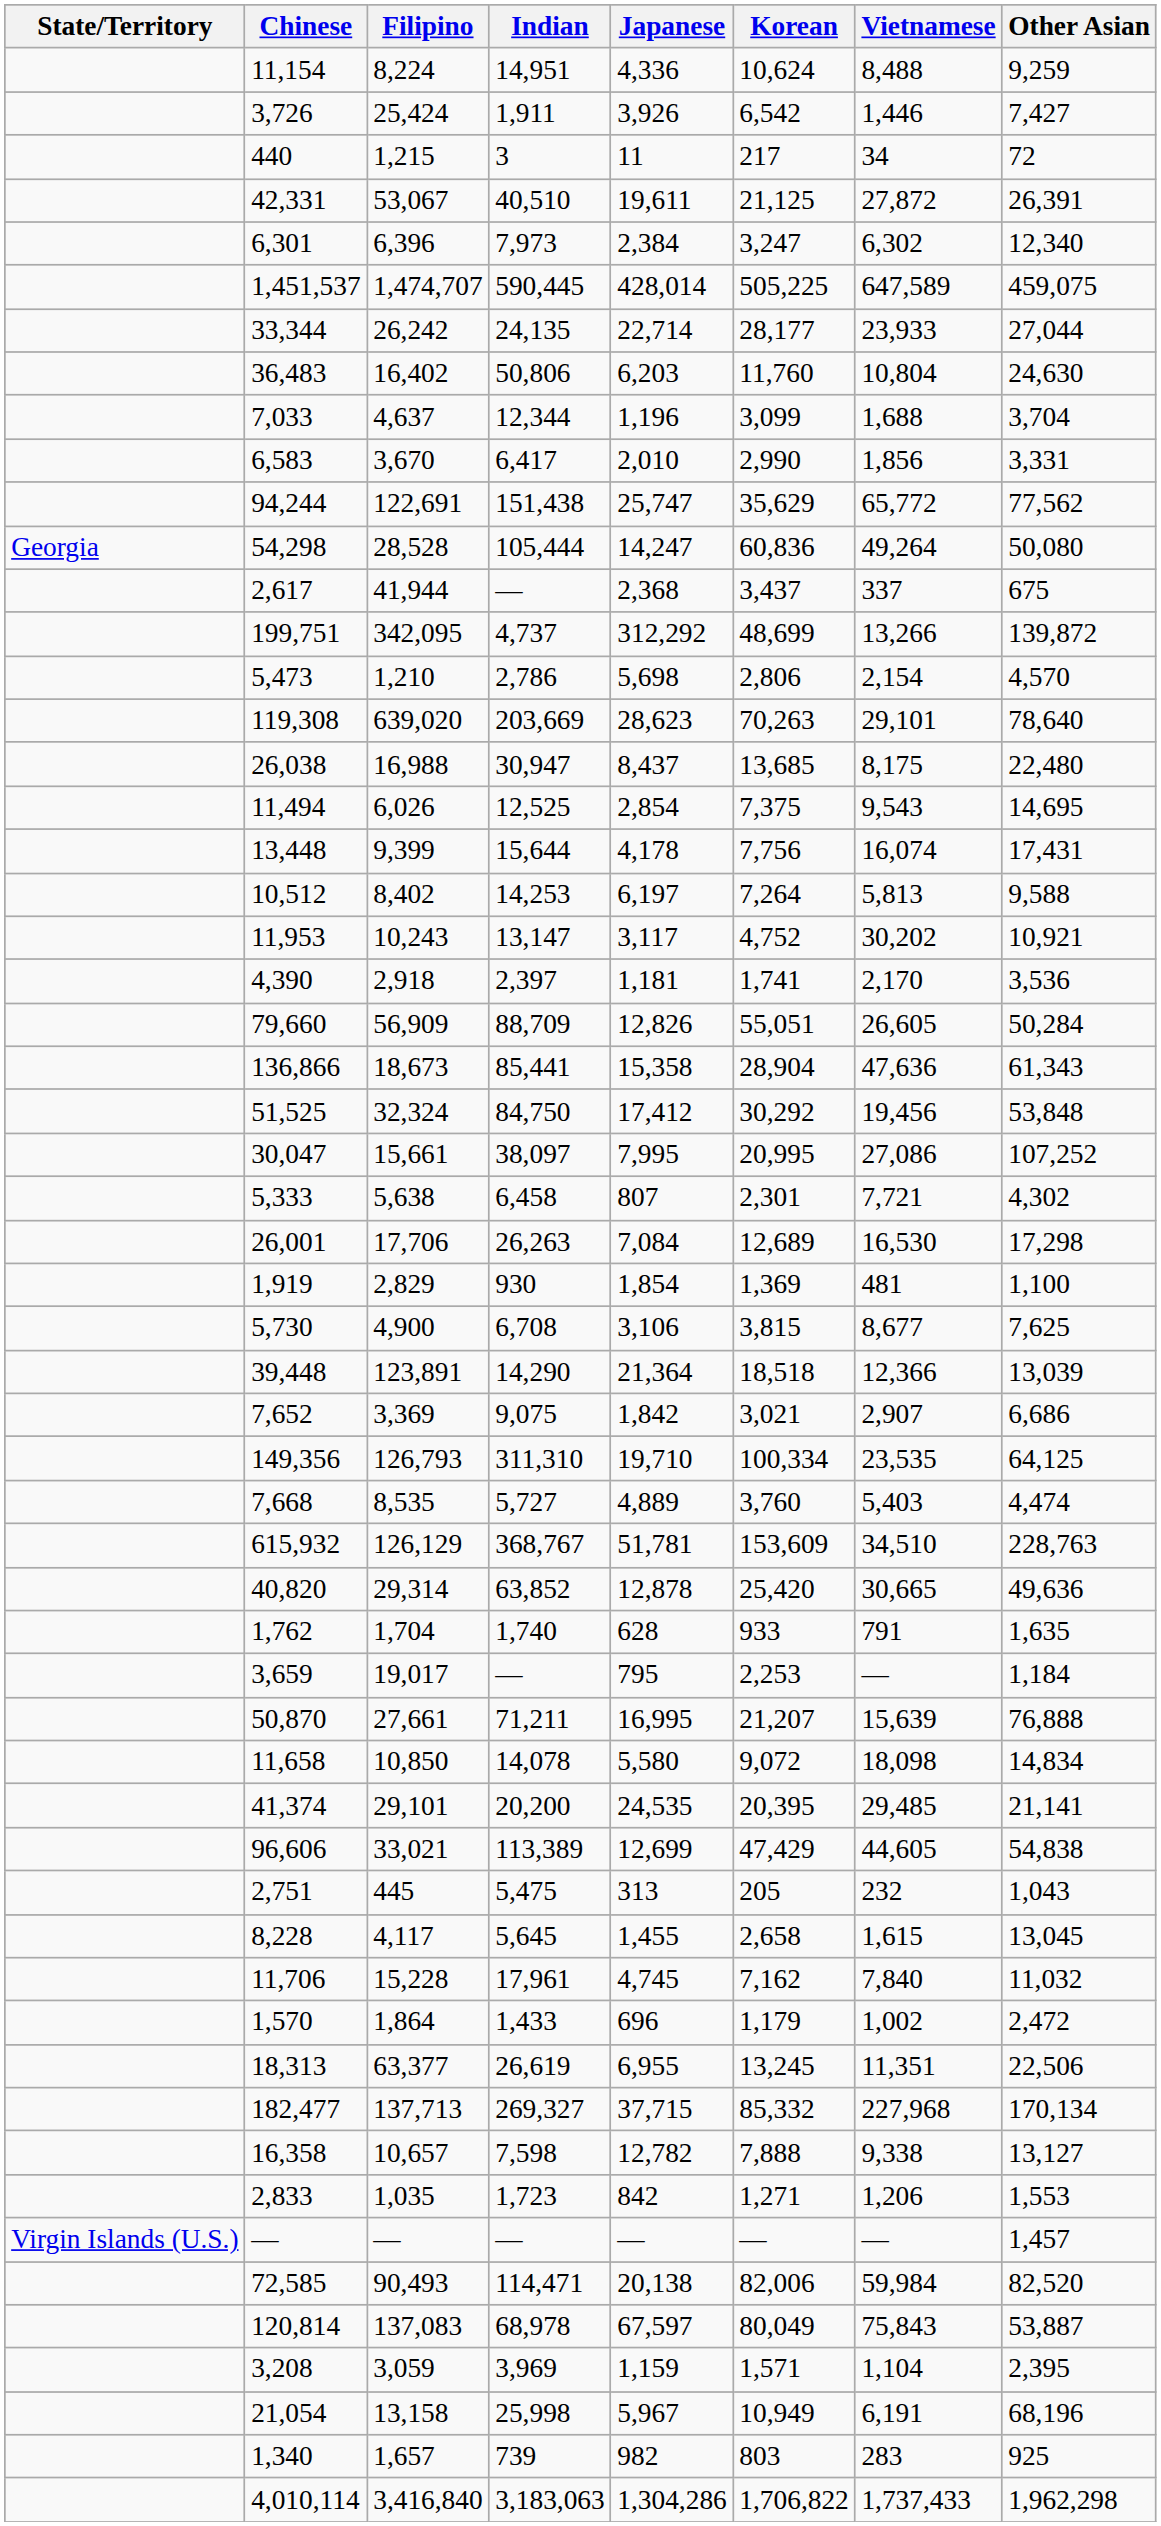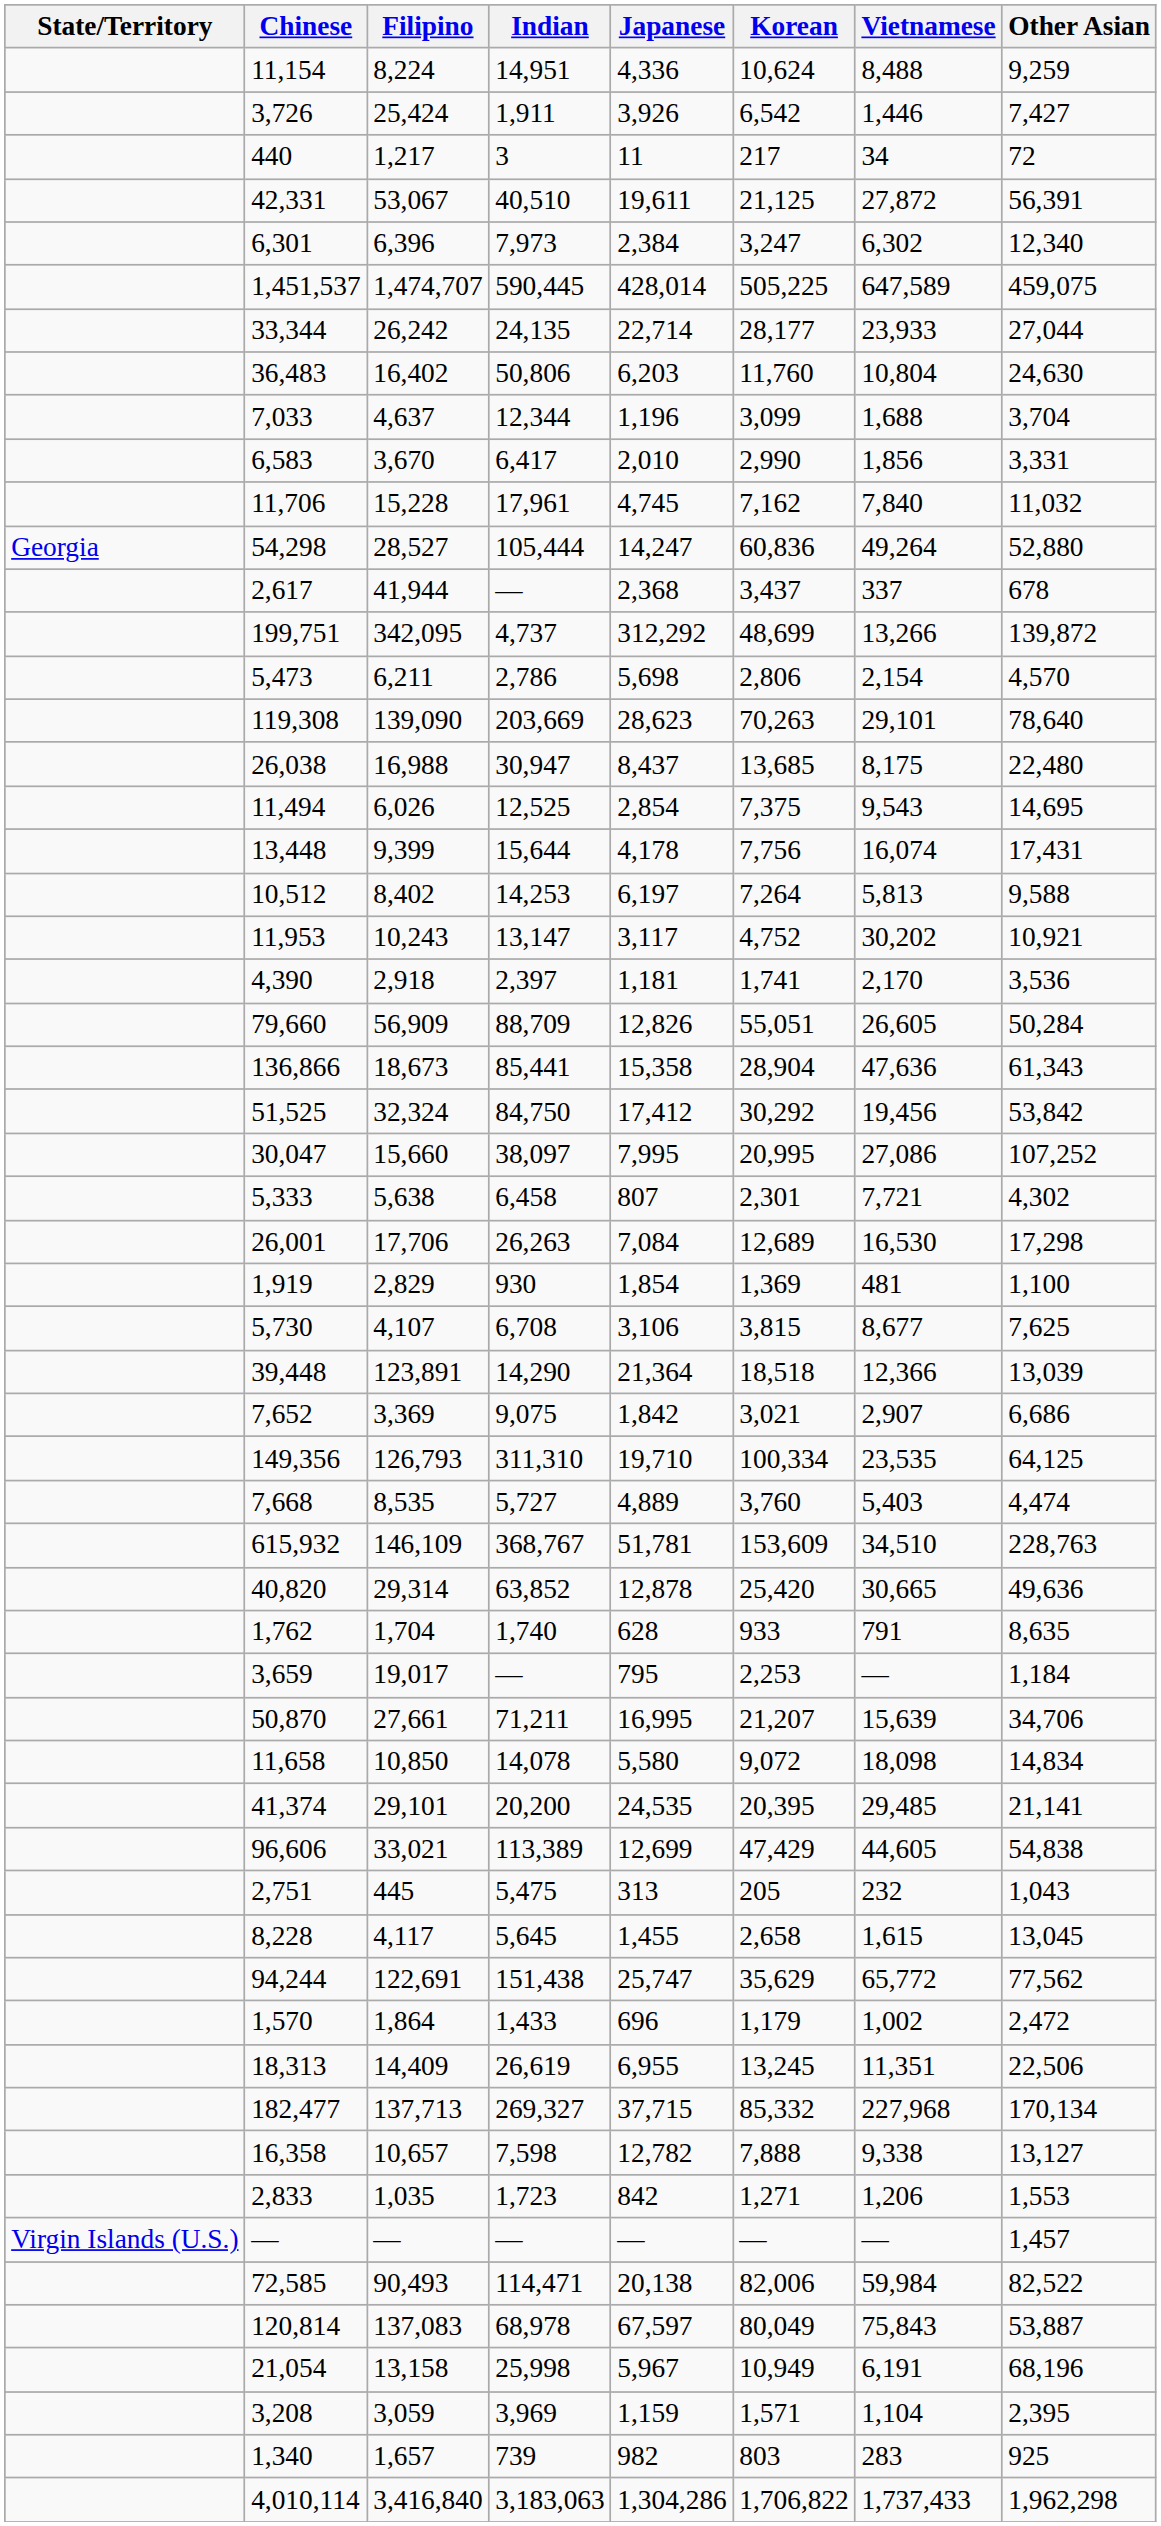(404, 156) 1,215 -> (404, 156) 1,217
(1046, 199) 26,391 -> (1046, 199) 56,391
rows swapped: (289, 503) <-> (288, 1978)
(411, 546) 28,528 -> (411, 546) 28,527
(1046, 546) 50,080 -> (1046, 546) 52,880
(1029, 590) 675 -> (1029, 590) 678
(404, 677) 1,210 -> (403, 677) 6,211
(418, 720) 639,020 -> (418, 720) 139,090
(1046, 1110) 53,848 -> (1046, 1110) 53,842
(411, 1154) 15,661 -> (411, 1154) 15,660
(404, 1327) 4,900 -> (404, 1327) 4,107
(418, 1544) 126,129 -> (418, 1544) 146,109
(1039, 1631) 1,635 -> (1039, 1631) 8,635
(1046, 1718) 76,888 -> (1046, 1718) 34,706
(411, 2065) 63,377 -> (411, 2065) 14,409
(1046, 2282) 82,520 -> (1046, 2282) 82,522
rows swapped: (282, 2369) <-> (289, 2412)
